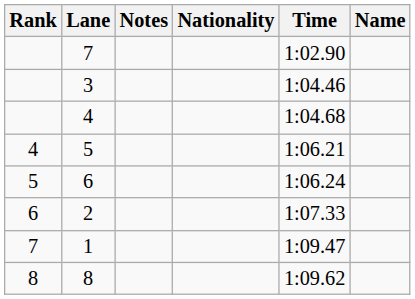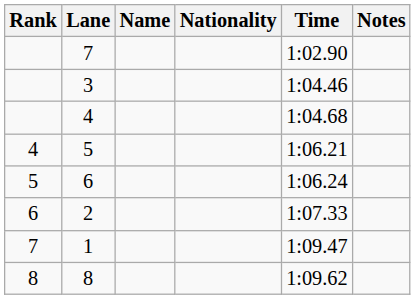columns swapped: (380, 20) <-> (144, 20)
